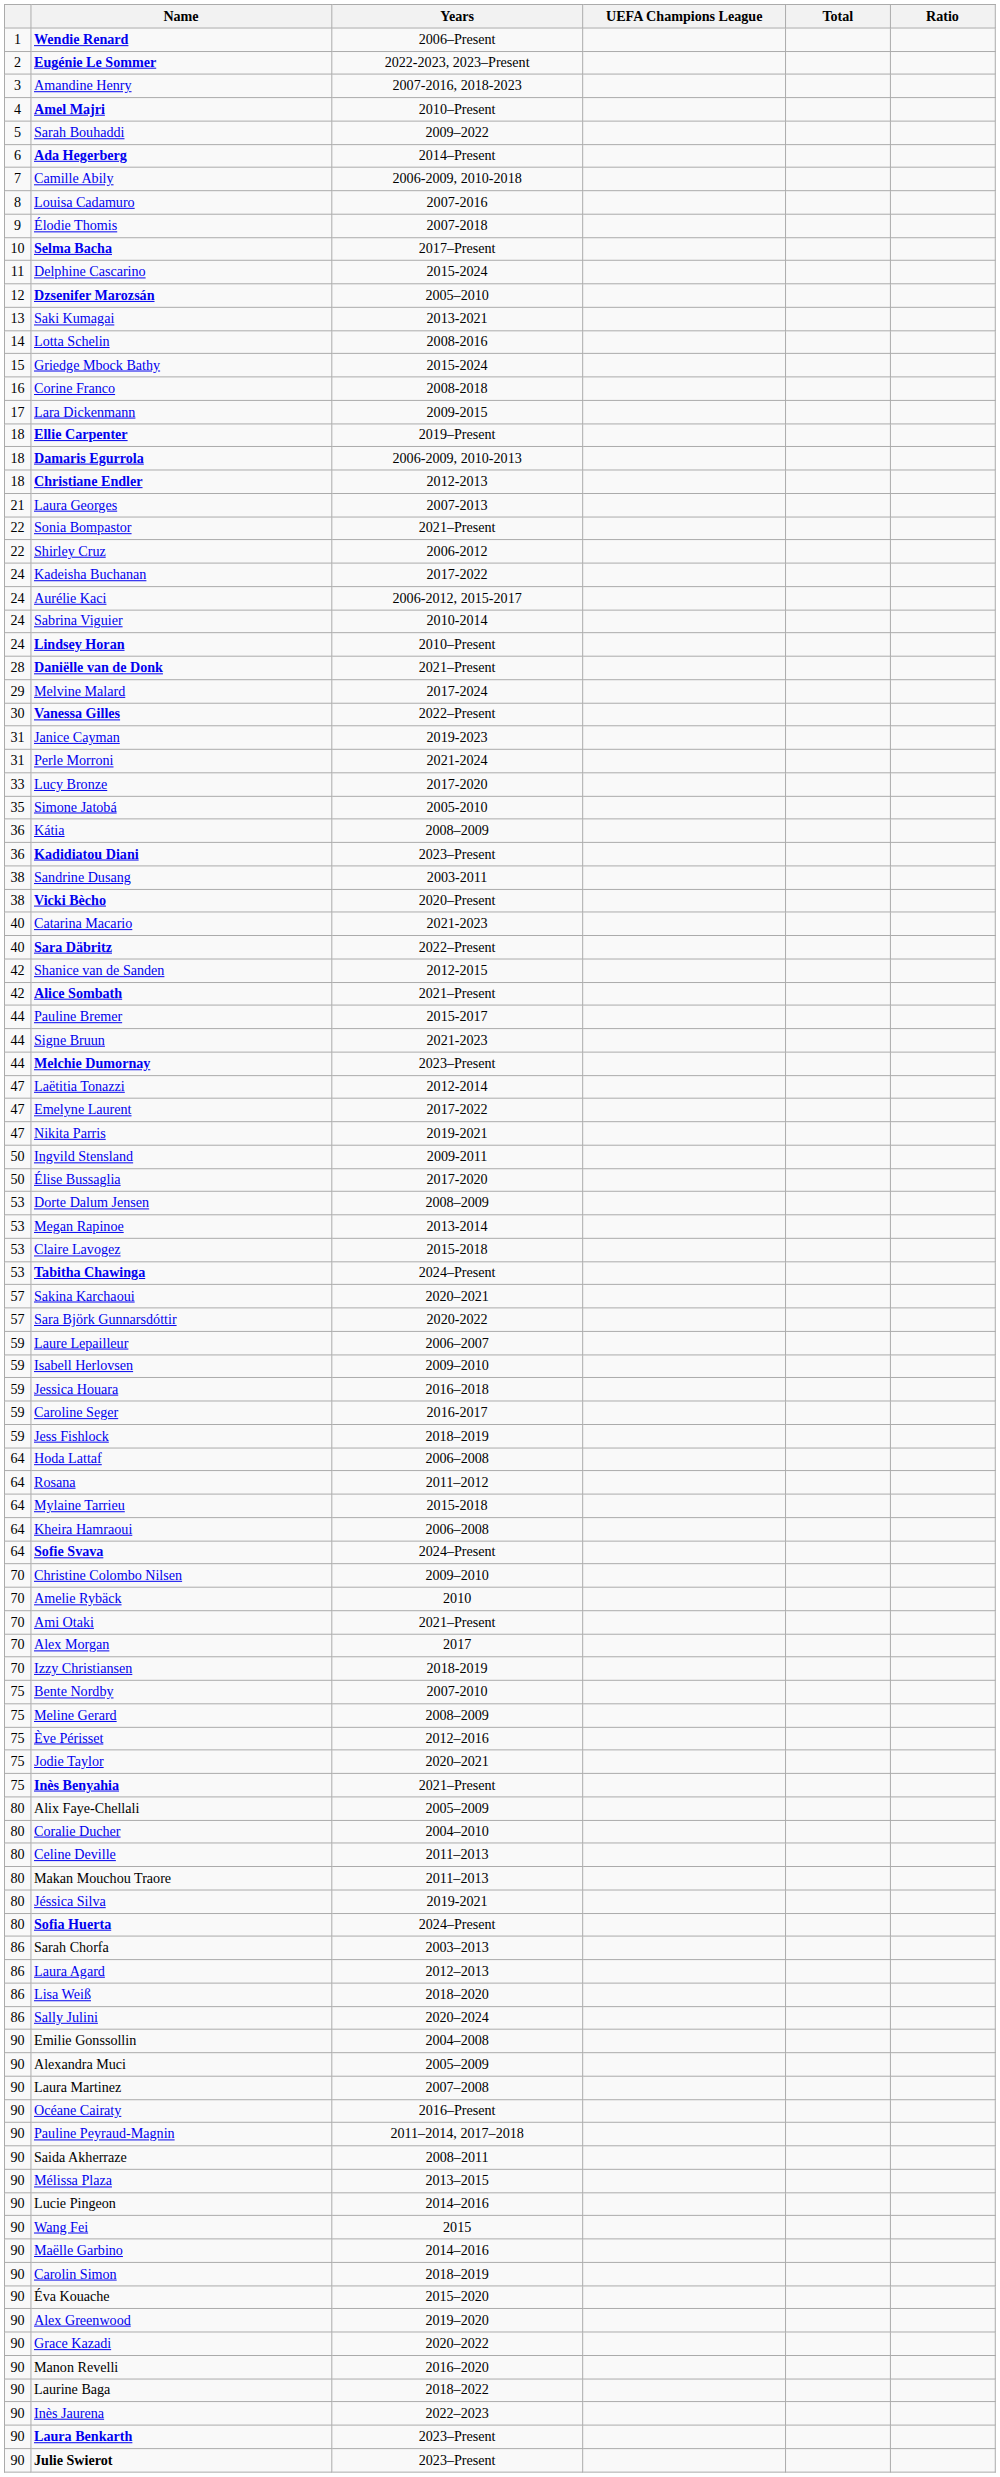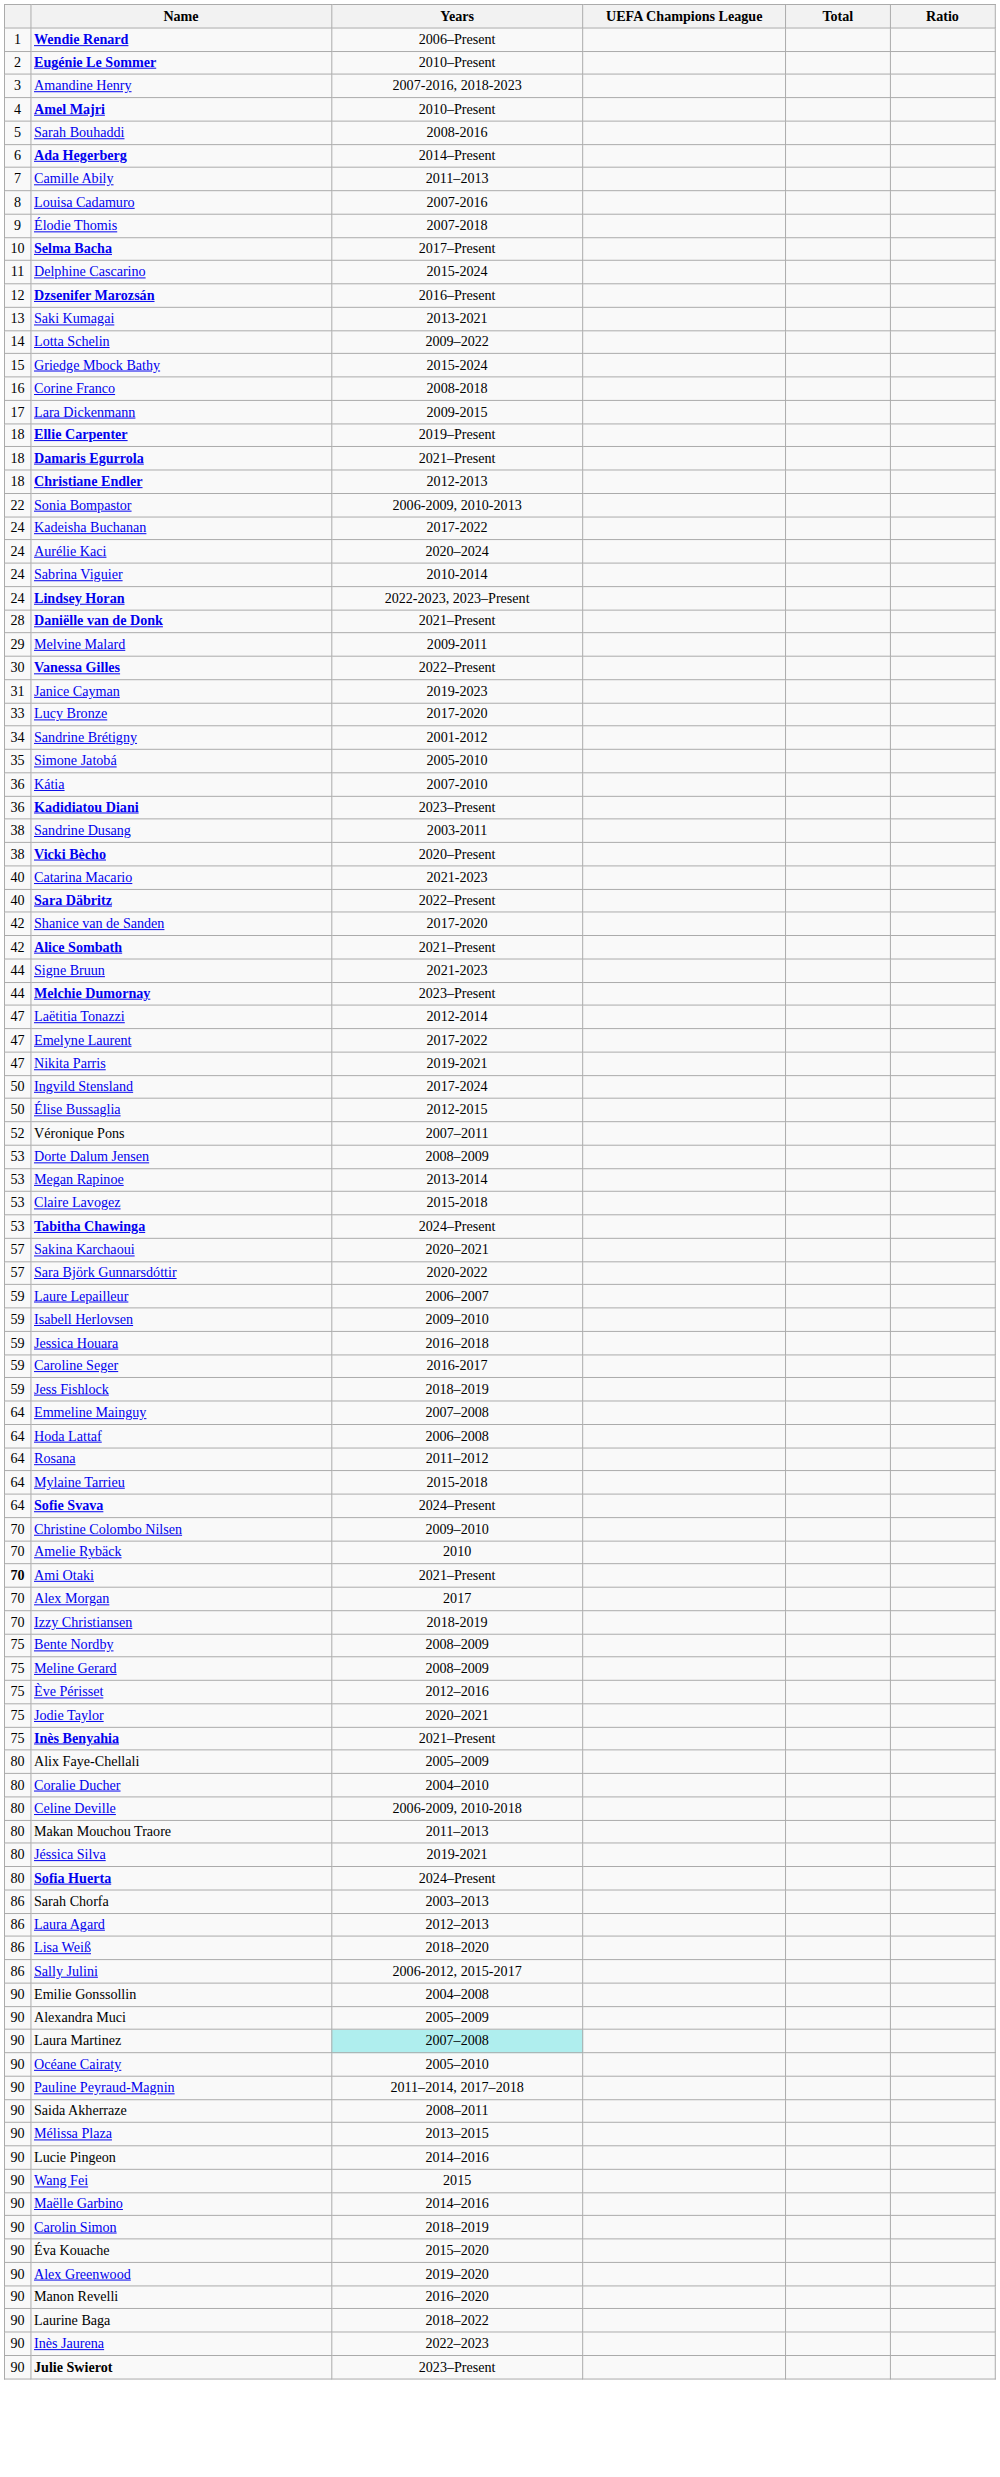(457, 63) 2022-2023, 2023–Present -> (457, 63) 2010–Present
(457, 132) 2009–2022 -> (457, 132) 2008-2016
(457, 179) 2006-2009, 2010-2018 -> (457, 179) 2011–2013
(457, 295) 2005–2010 -> (457, 295) 2016–Present
(457, 342) 2008-2016 -> (457, 342) 2009–2022
(457, 458) 2006-2009, 2010-2013 -> (457, 458) 2021–Present
- row: (76, 505)
(457, 528) 2021–Present -> (457, 505) 2006-2009, 2010-2013
- row: (70, 551)
(457, 598) 2006-2012, 2015-2017 -> (457, 551) 2020–2024
(457, 644) 2010–Present -> (457, 598) 2022-2023, 2023–Present
(457, 691) 2017-2024 -> (457, 644) 2009-2011
- row: (74, 761)
+ row: (86, 738)
(457, 831) 2008–2009 -> (457, 784) 2007-2010
(457, 970) 2012-2015 -> (457, 924) 2017-2020
- row: (78, 1017)
(457, 1157) 2009-2011 -> (457, 1087) 2017-2024
(457, 1180) 2017-2020 -> (457, 1110) 2012-2015
+ row: (79, 1133)
+ row: (90, 1413)
- row: (83, 1529)
(18, 1622) normal -> (18, 1575) bold
(457, 1692) 2007-2010 -> (457, 1645) 2008–2009
(457, 1855) 2011–2013 -> (457, 1808) 2006-2009, 2010-2018
(457, 2018) 2020–2024 -> (457, 1971) 2006-2012, 2015-2017
(457, 2088) no background -> (457, 2041) paleturquoise background
(457, 2111) 2016–Present -> (457, 2064) 2005–2010
- row: (73, 2344)
- row: (83, 2437)
